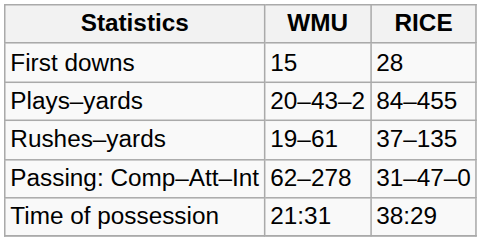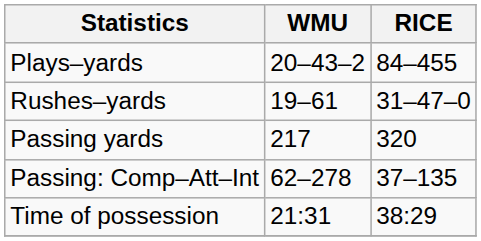- row: (73, 62)
(417, 139) 37–135 -> (424, 100) 31–47–0
+ row: (87, 139)
(424, 178) 31–47–0 -> (417, 178) 37–135
